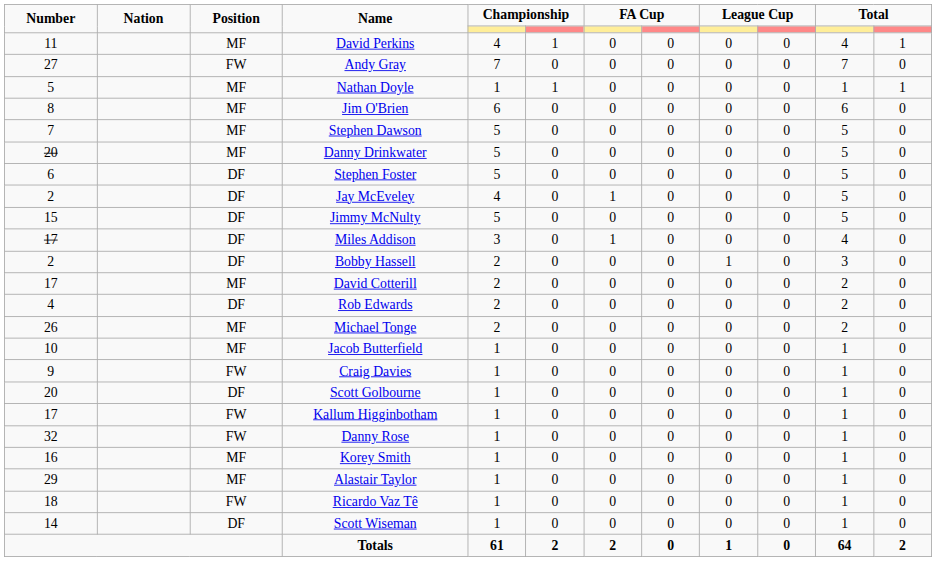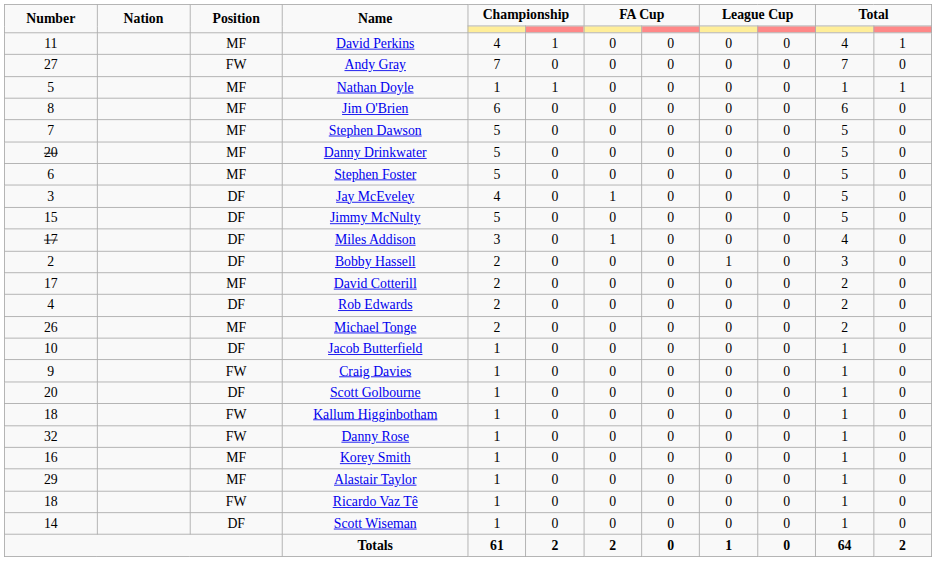(236, 174) DF -> (236, 174) MF
(51, 196) 2 -> (51, 196) 3
(236, 349) MF -> (236, 349) DF
(51, 414) 17 -> (51, 414) 18
